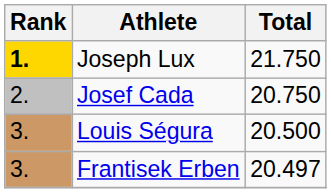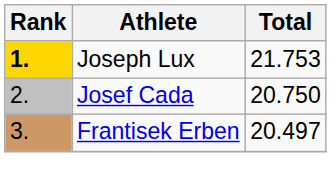(285, 59) 21.750 -> (285, 59) 21.753
- row: (145, 132)
